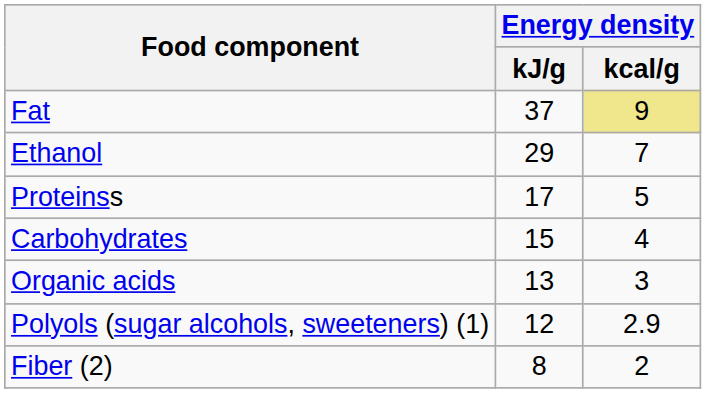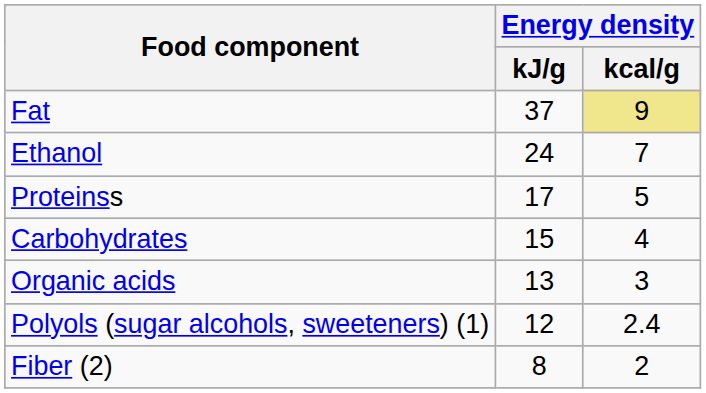(539, 153) 29 -> (539, 153) 24
(642, 324) 2.9 -> (642, 324) 2.4
